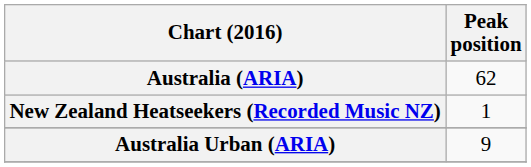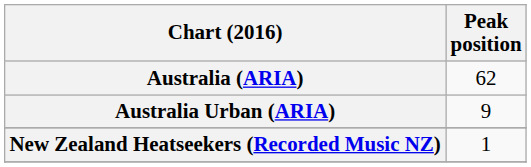rows swapped: (225, 144) <-> (225, 111)
